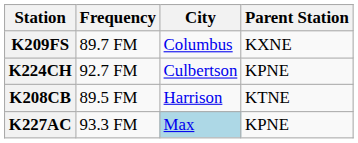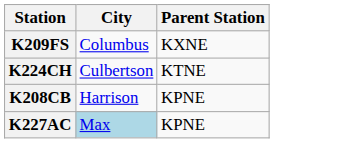- column: (118, 17)
(267, 71) KPNE -> (183, 71) KTNE
(267, 97) KTNE -> (183, 97) KPNE
